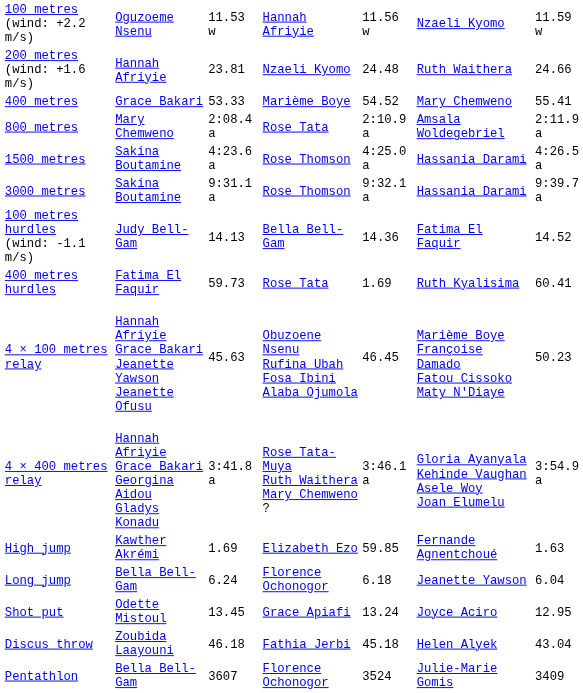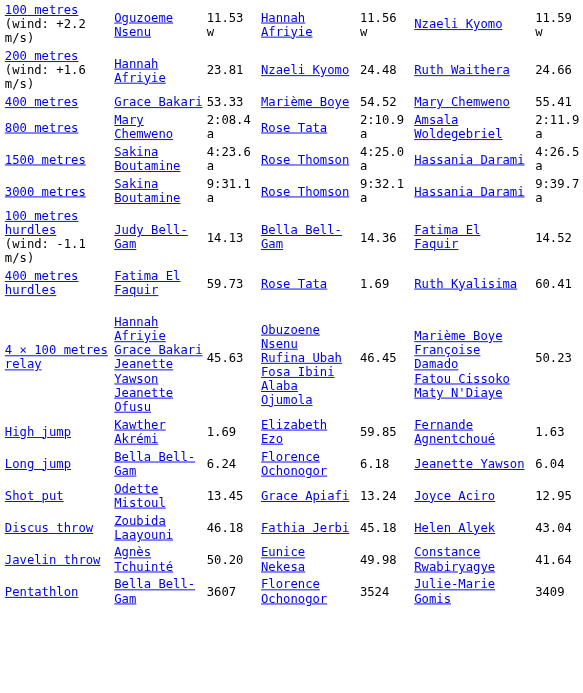- row: (56, 474)
+ row: (53, 559)
